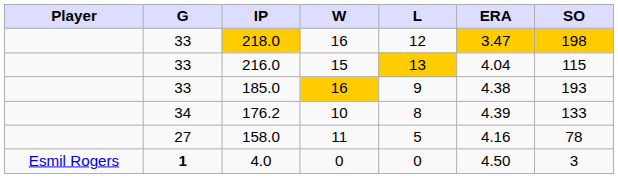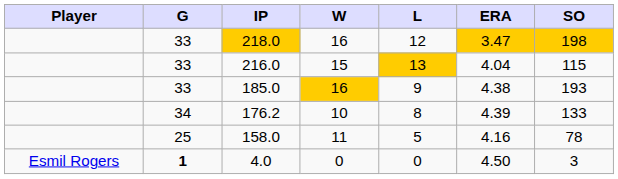(183, 137) 27 -> (183, 137) 25
